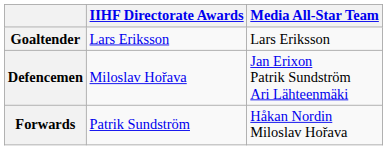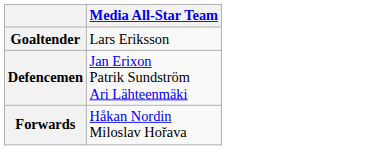- column: (167, 15)
